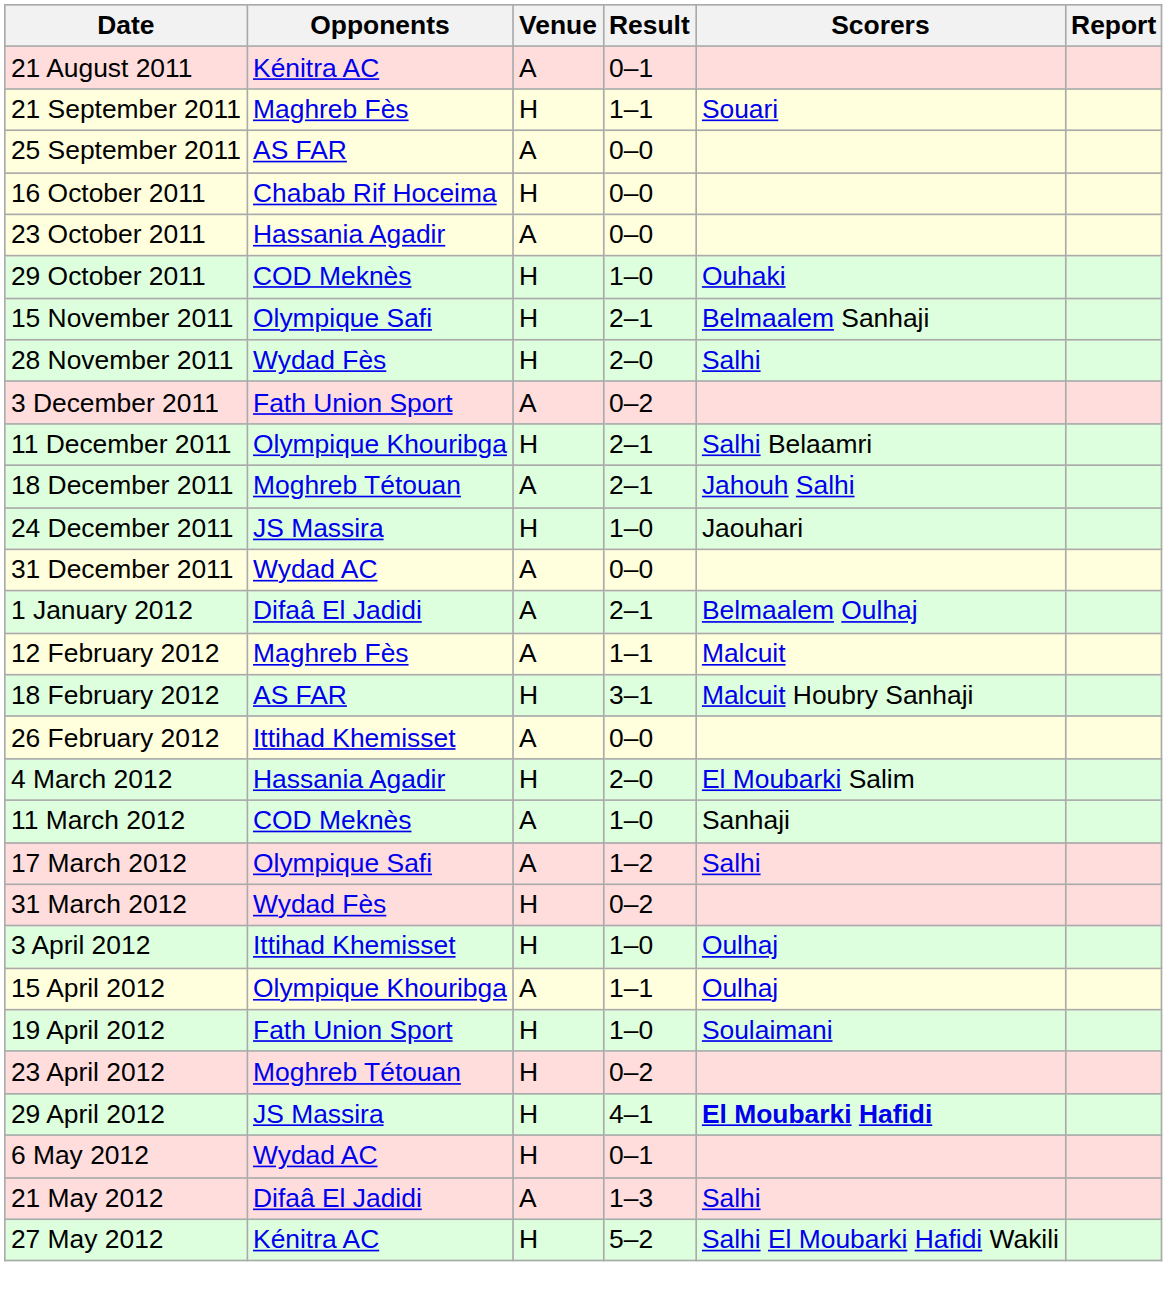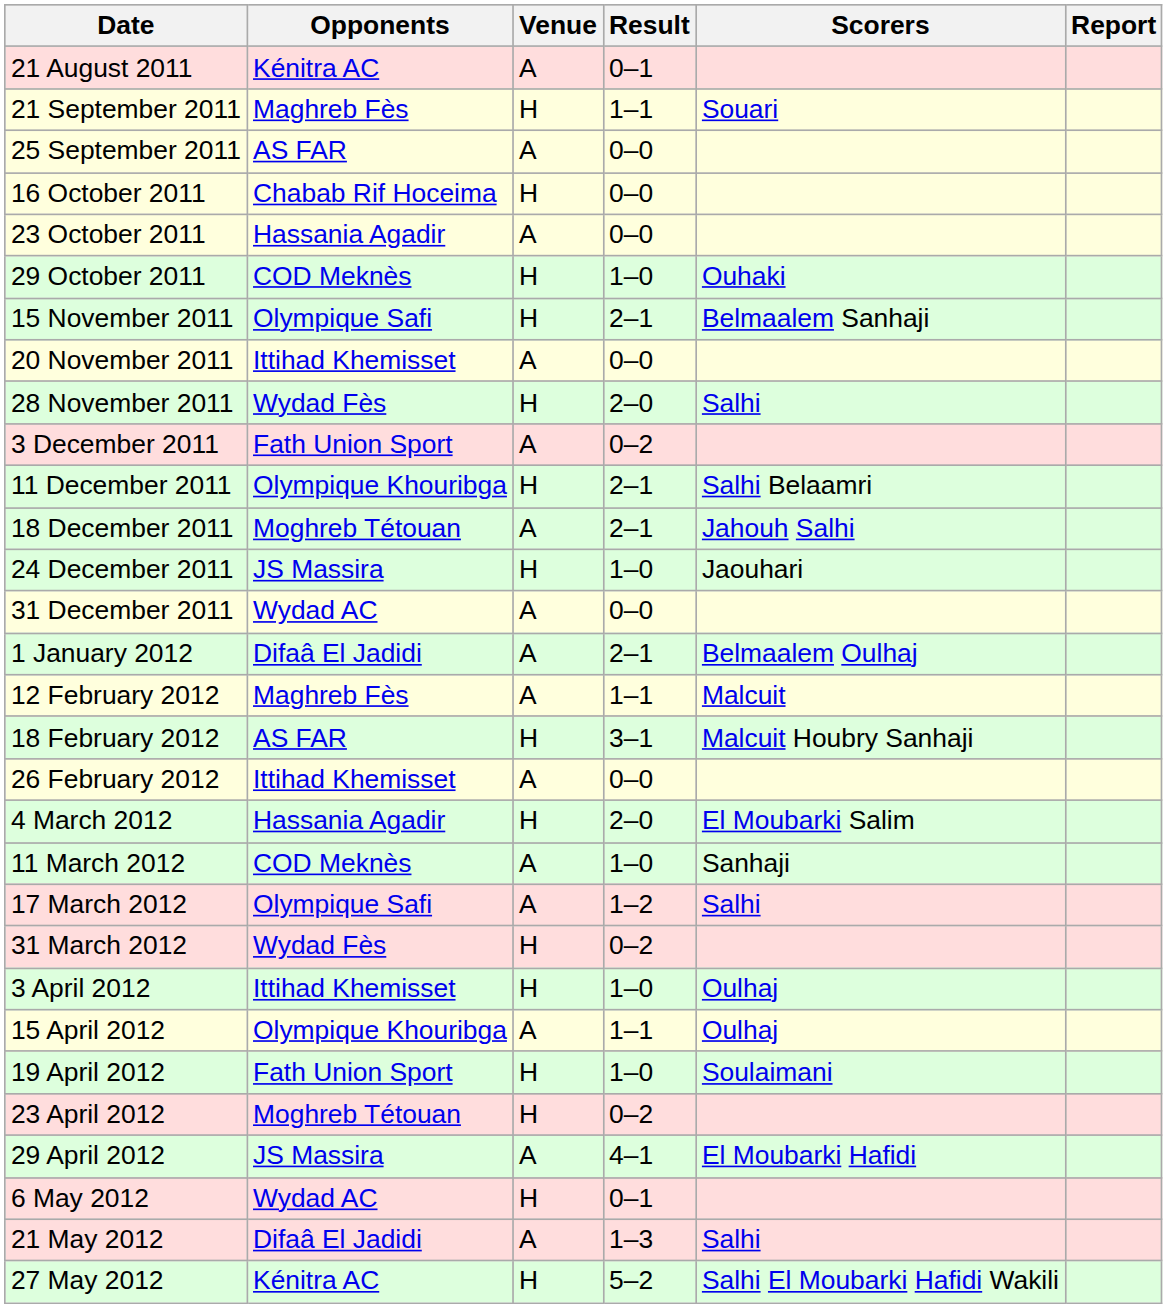+ row: (122, 360)
(529, 1114) H -> (528, 1155) A
(817, 1114) bold -> (809, 1155) normal
